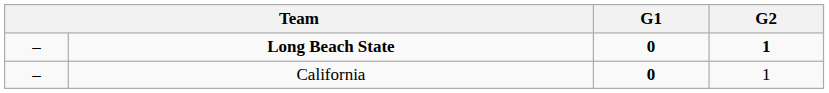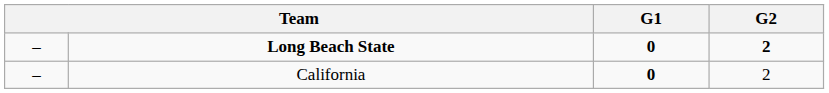(766, 46) 1 -> (766, 46) 2
(766, 74) 1 -> (766, 74) 2
